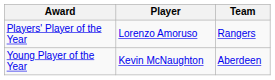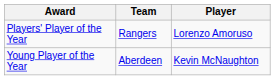columns swapped: (166, 12) <-> (243, 12)
